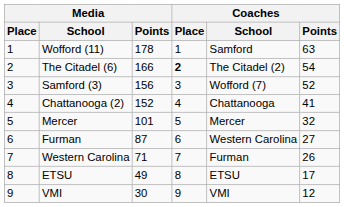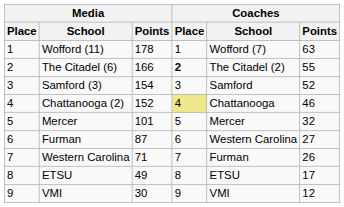(231, 49) Samford -> (238, 49) Wofford (7)
(309, 67) 54 -> (309, 67) 55
(144, 85) 156 -> (144, 85) 154
(238, 85) Wofford (7) -> (231, 85) Samford
(178, 103) no background -> (178, 103) khaki background
(309, 103) 41 -> (309, 103) 46
